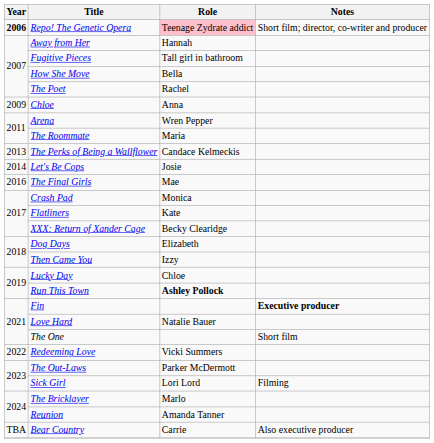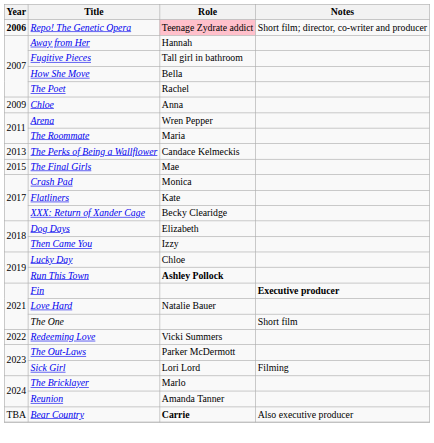- row: (57, 167)
(16, 182) 2016 -> (16, 167) 2015
(174, 430) normal -> (176, 414) bold
